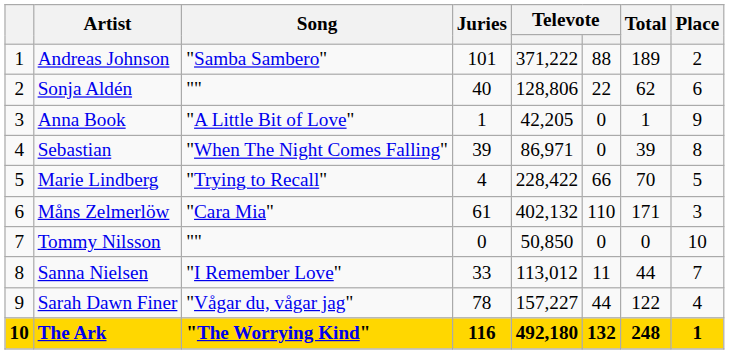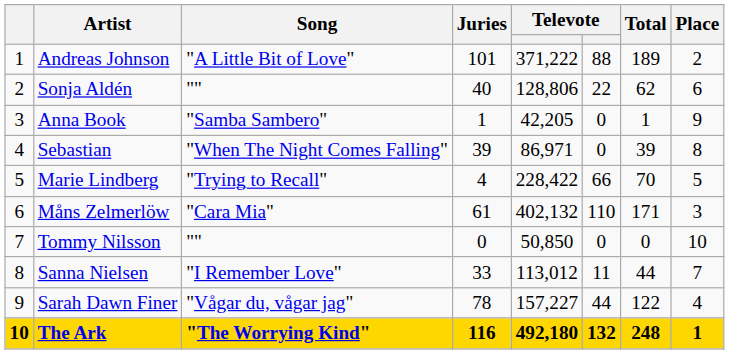(257, 59) "Samba Sambero" -> (270, 59) "A Little Bit of Love"
(270, 119) "A Little Bit of Love" -> (257, 119) "Samba Sambero"
